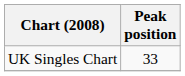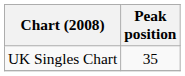(150, 58) 33 -> (150, 58) 35
